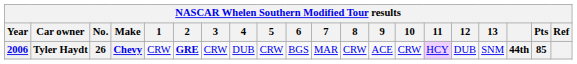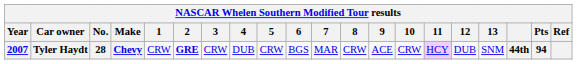(18, 50) 2006 -> (18, 50) 2007
(101, 50) 26 -> (101, 50) 28
(541, 50) 85 -> (541, 50) 94
